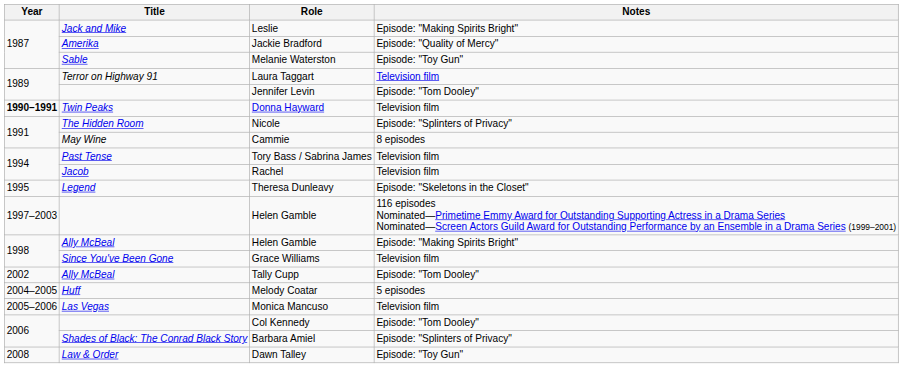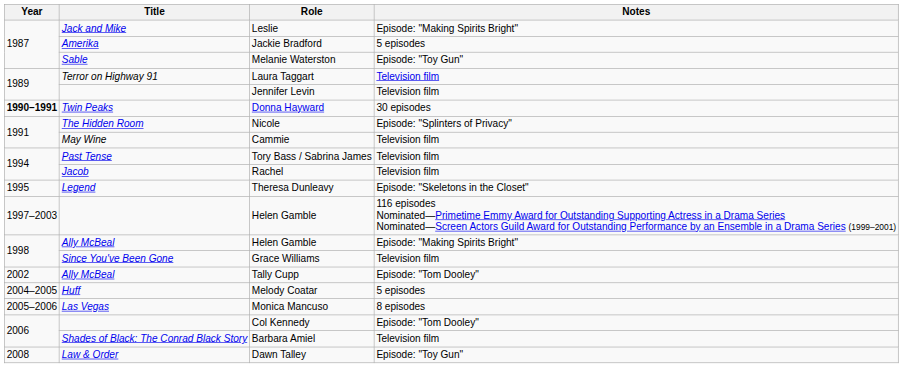(437, 44) Episode: "Quality of Mercy" -> (401, 44) 5 episodes
(428, 92) Episode: "Tom Dooley" -> (408, 92) Television film
(408, 108) Television film -> (404, 108) 30 episodes
(401, 140) 8 episodes -> (408, 140) Television film
(408, 306) Television film -> (401, 306) 8 episodes
(444, 338) Episode: "Splinters of Privacy" -> (408, 338) Television film
